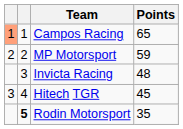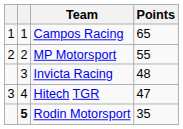(11, 34) lightsalmon background -> (11, 34) no background
(143, 54) 59 -> (143, 54) 55
(143, 94) 45 -> (143, 94) 47
